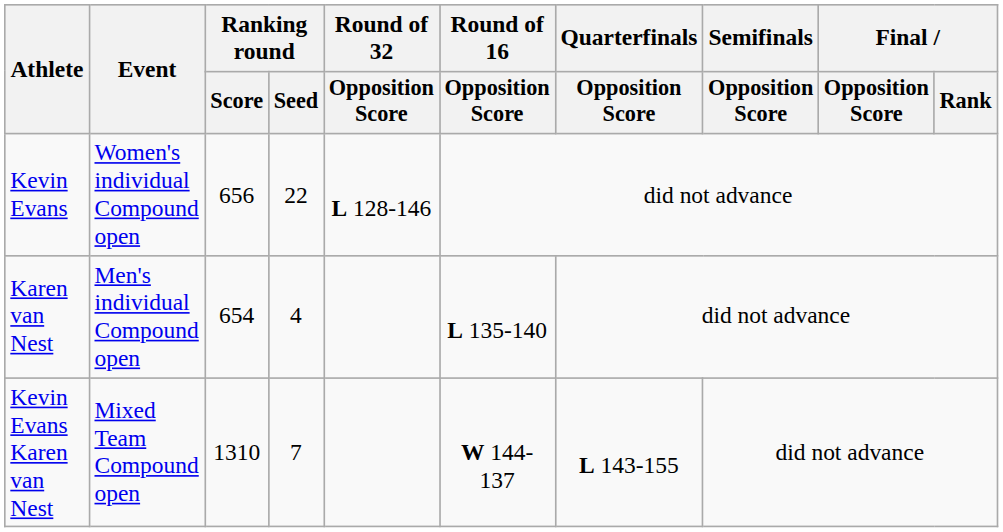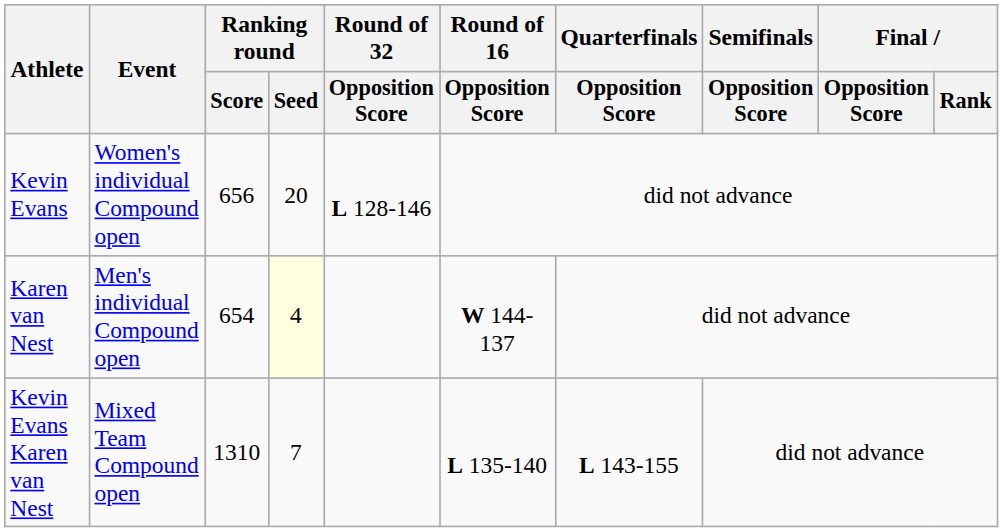(296, 194) 22 -> (296, 194) 20
(296, 316) no background -> (296, 316) lightyellow background
(497, 330) L 135-140 -> (497, 330) W 144-137
(497, 466) W 144-137 -> (497, 466) L 135-140
